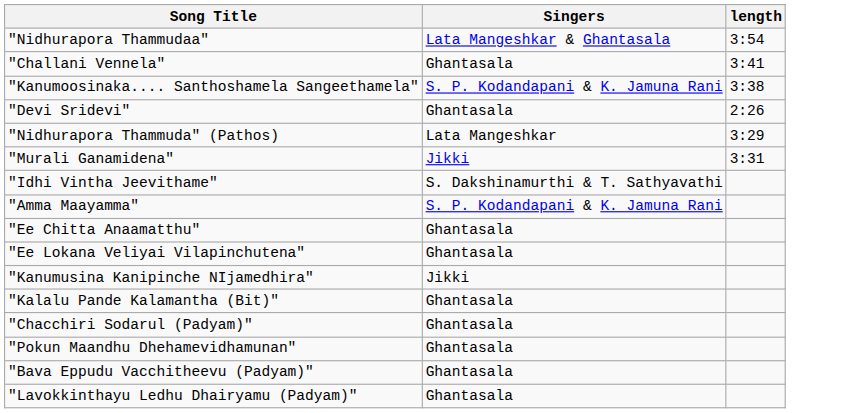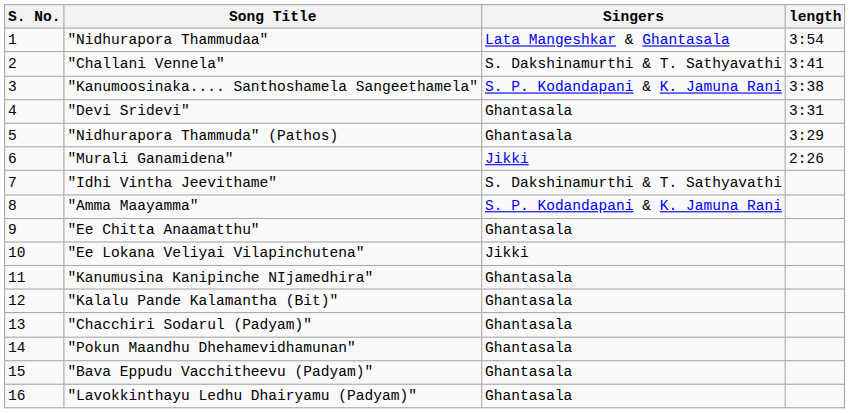+ column: (34, 16)
(469, 64) Ghantasala -> (634, 64) S. Dakshinamurthi & T. Sathyavathi
(747, 111) 2:26 -> (806, 111) 3:31
(491, 135) Lata Mangeshkar -> (529, 135) Ghantasala
(747, 159) 3:31 -> (806, 159) 2:26
(469, 254) Ghantasala -> (507, 254) Jikki
(447, 277) Jikki -> (529, 277) Ghantasala
